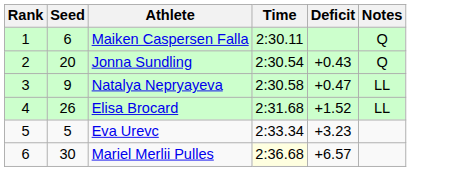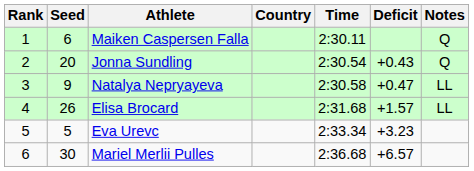+ column: (283, 16)
(333, 108) +1.52 -> (395, 108) +1.57
(280, 154) lightyellow background -> (342, 154) no background
